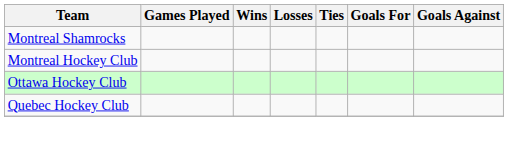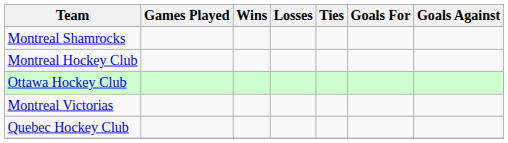+ row: (61, 104)
